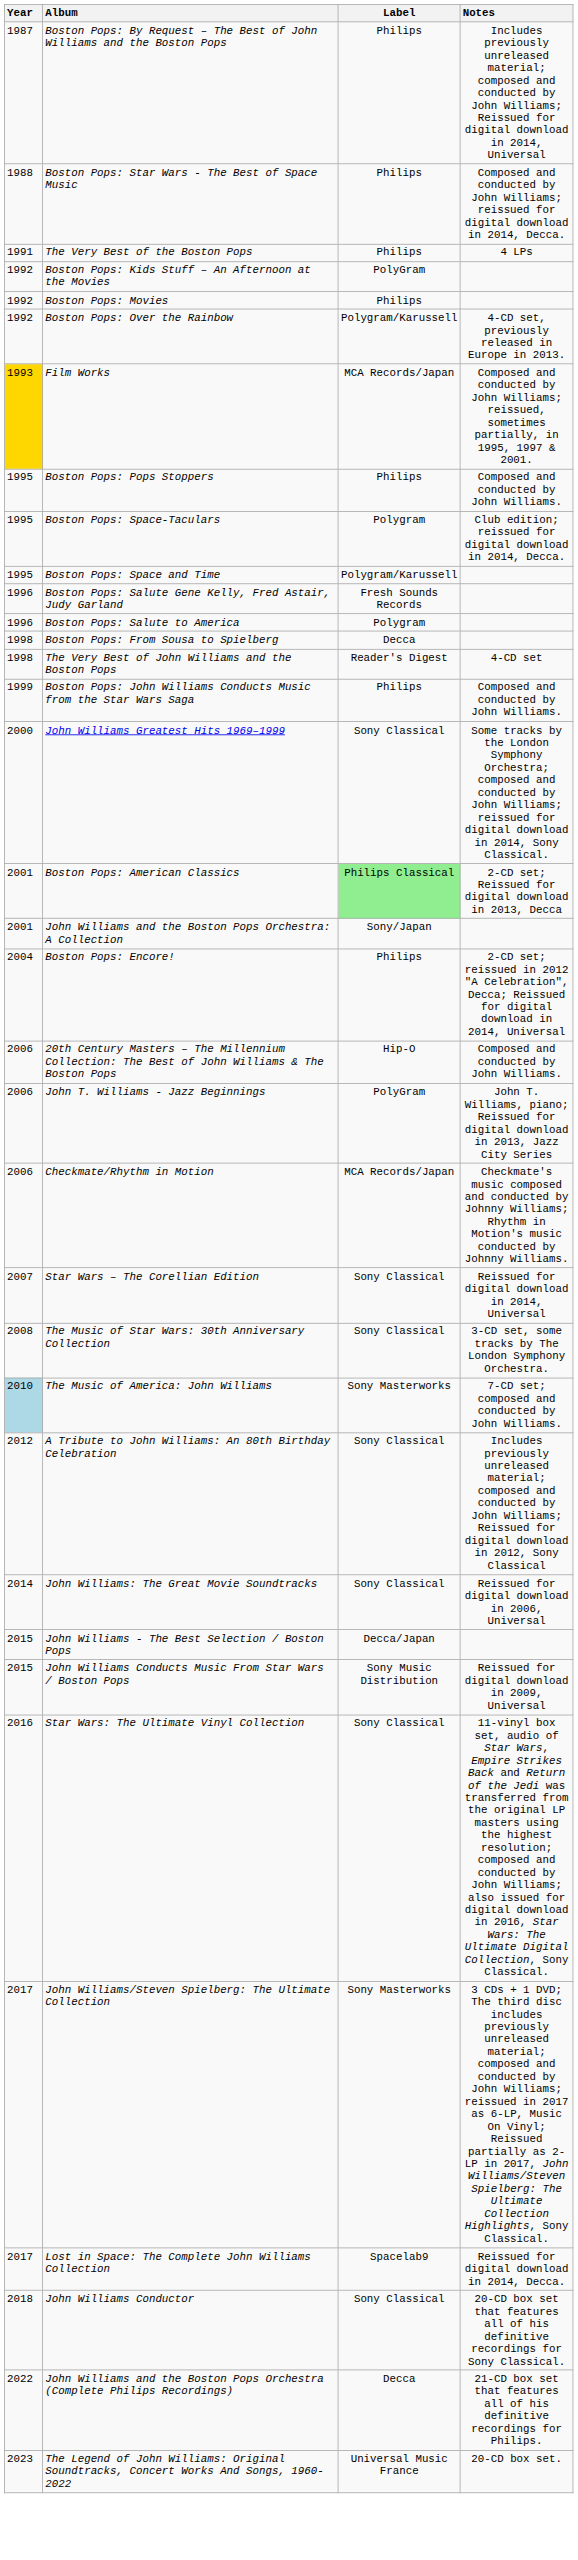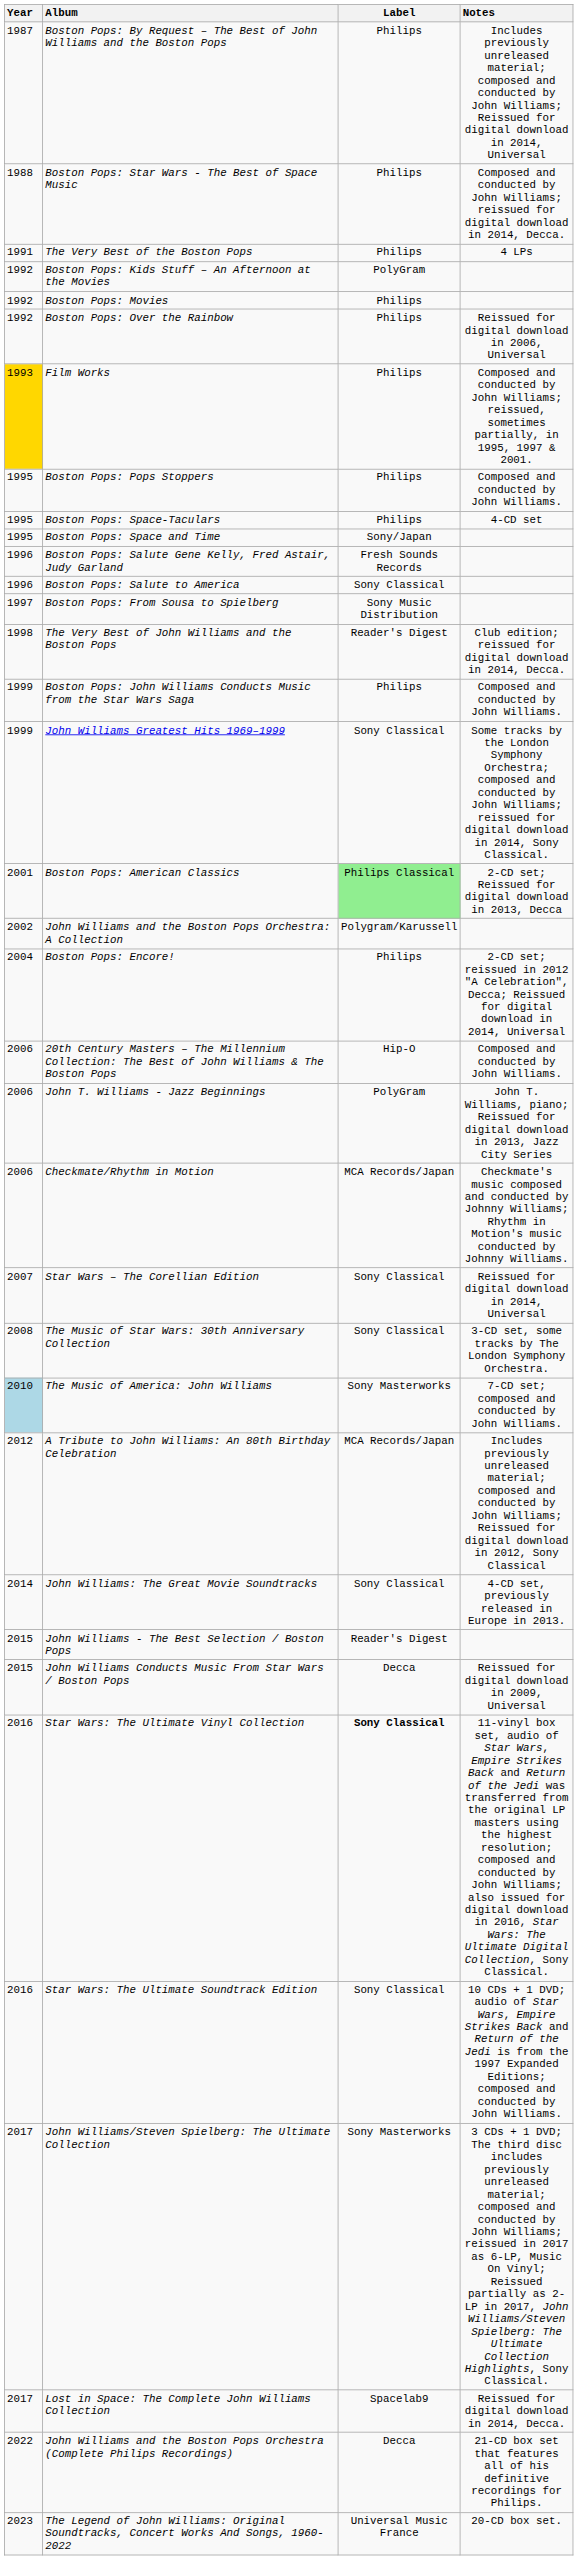(399, 318) Polygram/Karussell -> (399, 318) Philips
(517, 337) 4-CD set, previously released in Europe in 2013. -> (517, 337) Reissued for digital download in 2006, Universal
(399, 373) MCA Records/Japan -> (399, 373) Philips
(399, 520) Polygram -> (399, 520) Philips
(517, 539) Club edition; reissued for digital download in 2014, Decca. -> (517, 520) 4-CD set
(399, 575) Polygram/Karussell -> (399, 538) Sony/Japan
(399, 623) Polygram -> (399, 585) Sony Classical
(20, 640) 1998 -> (20, 603) 1997
(399, 640) Decca -> (399, 609) Sony Music Distribution
(517, 658) 4-CD set -> (517, 652) Club edition; reissued for digital download in 2014, Decca.
(20, 730) 2000 -> (20, 730) 1999
(20, 927) 2001 -> (20, 927) 2002
(399, 927) Sony/Japan -> (399, 927) Polygram/Karussell
(399, 1442) Sony Classical -> (399, 1442) MCA Records/Japan
(517, 1602) Reissued for digital download in 2006, Universal -> (517, 1602) 4-CD set, previously released in Europe in 2013.
(399, 1639) Decca/Japan -> (399, 1639) Reader's Digest
(399, 1675) Sony Music Distribution -> (399, 1669) Decca
(399, 1724) normal -> (399, 1724) bold
+ row: (181, 1990)
- row: (120, 2299)
